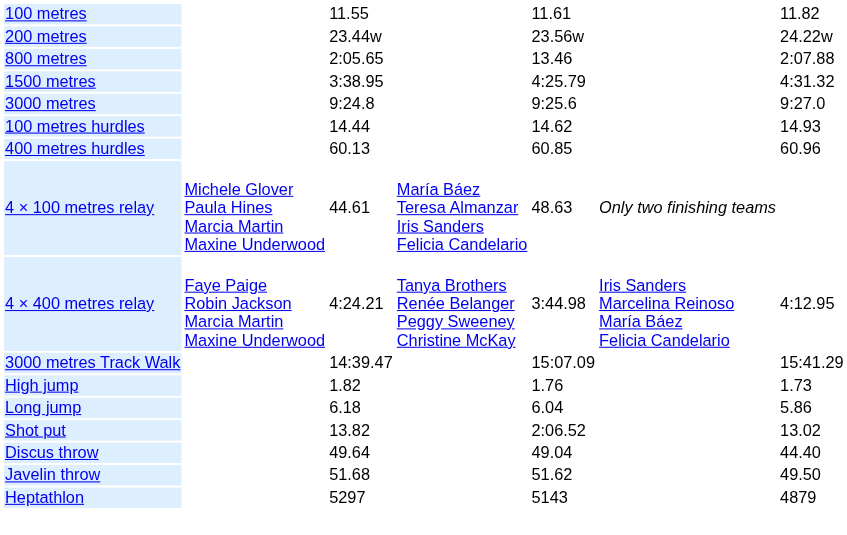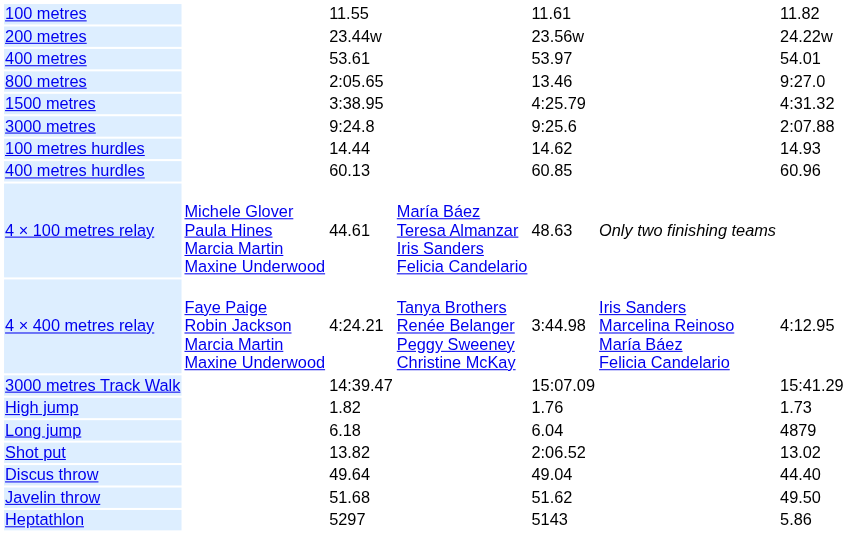+ row: (46, 59)
(807, 59) 2:07.88 -> (803, 81) 9:27.0
(803, 103) 9:27.0 -> (807, 126) 2:07.88
(796, 407) 5.86 -> (798, 430) 4879
(798, 497) 4879 -> (796, 520) 5.86
